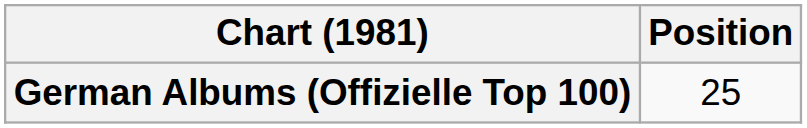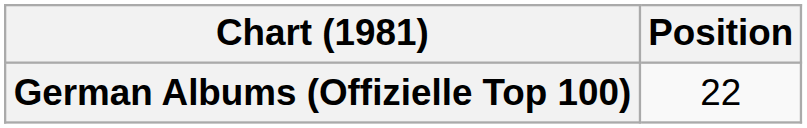(721, 92) 25 -> (721, 92) 22
